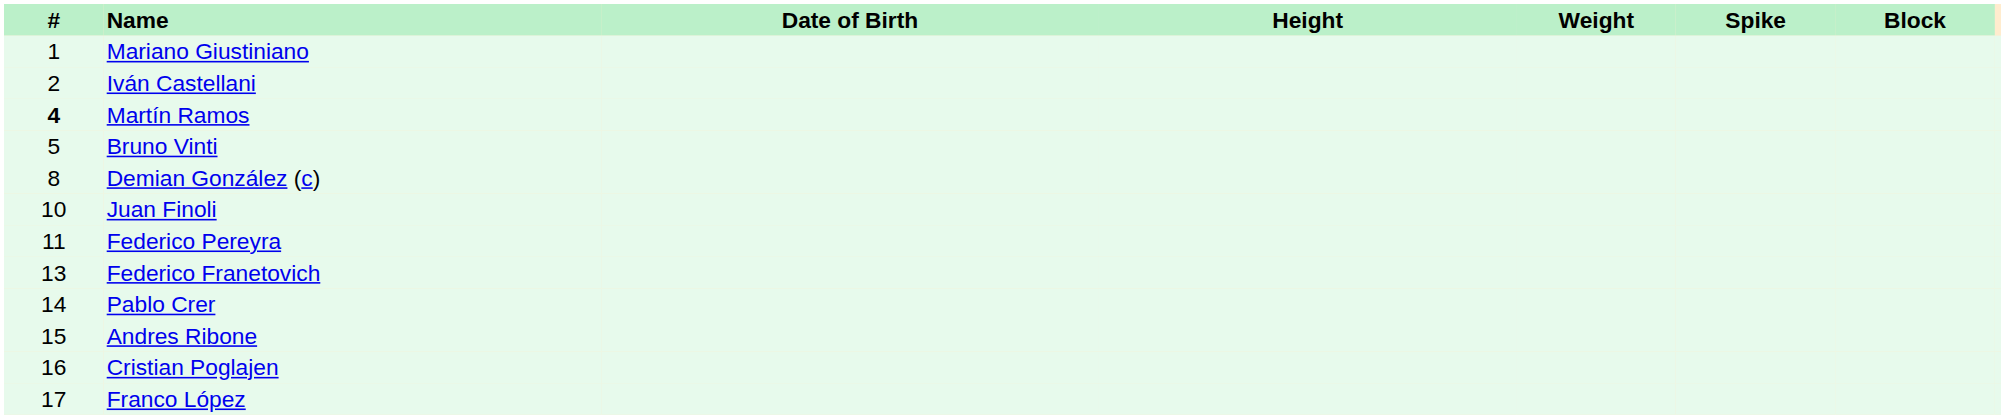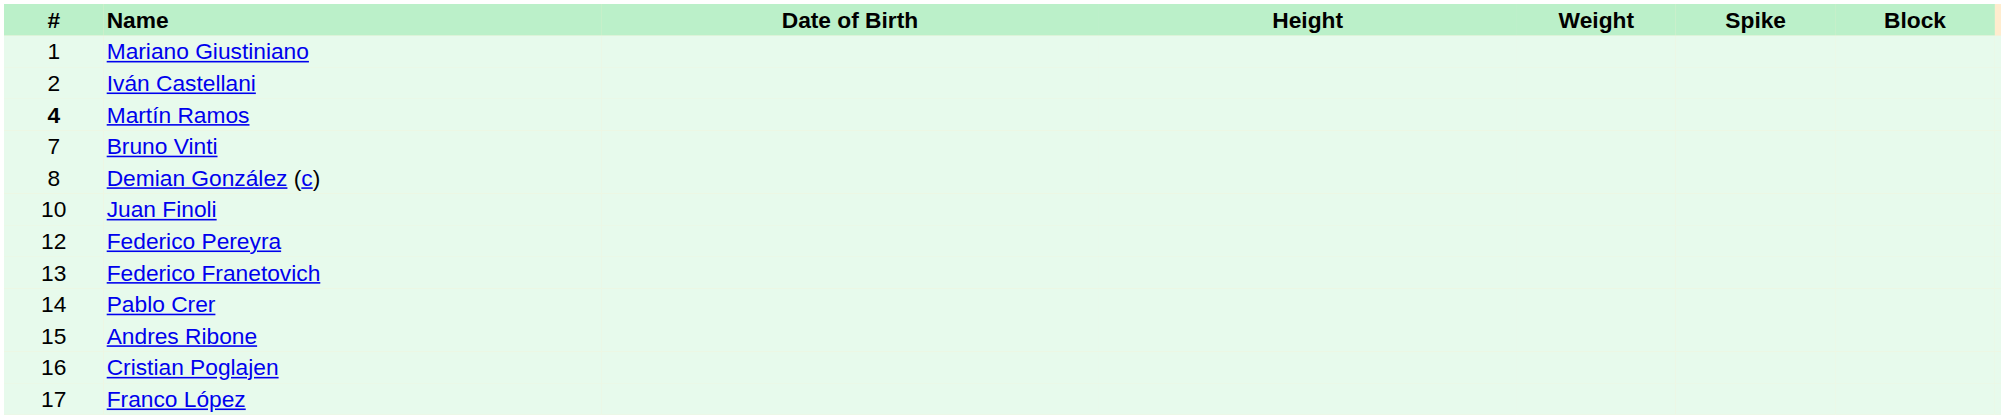(54, 146) 5 -> (54, 146) 7
(54, 241) 11 -> (54, 241) 12
